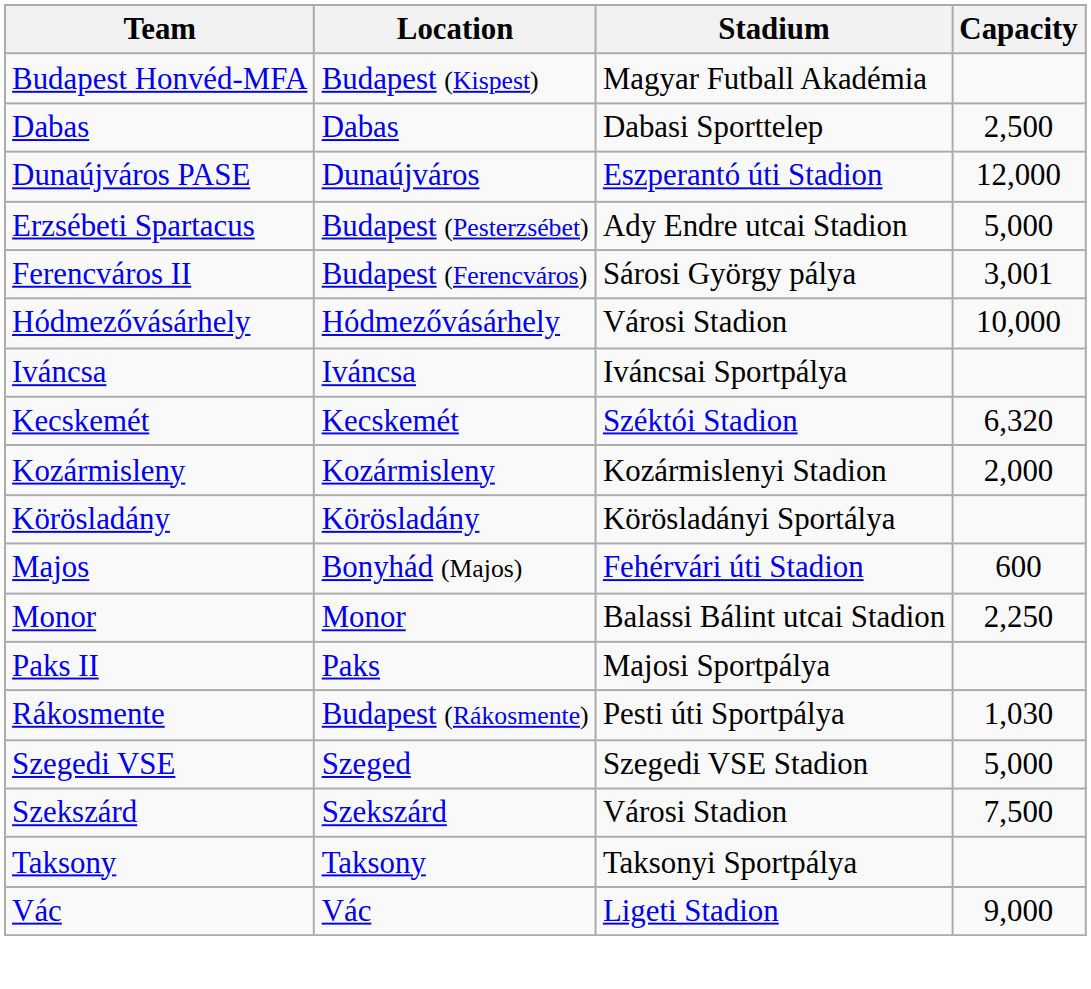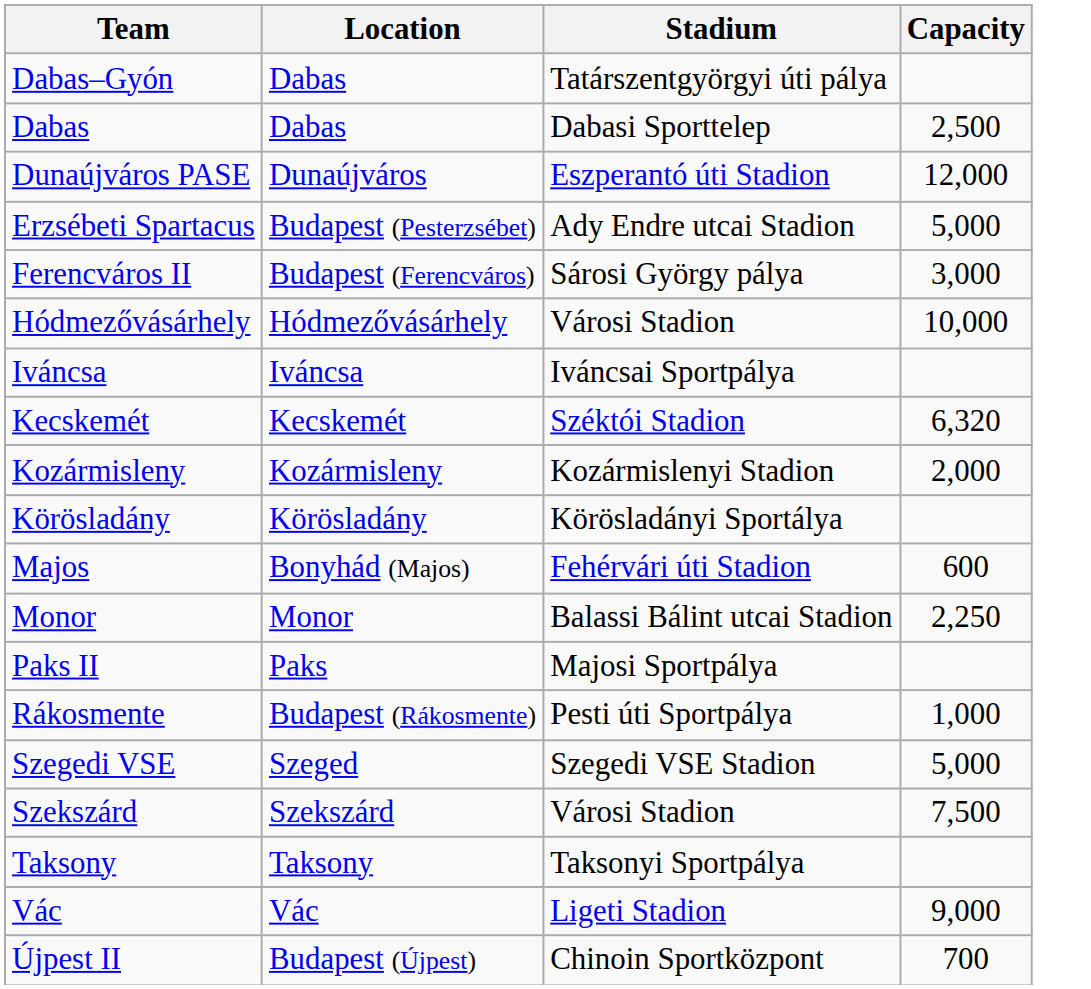- row: (160, 77)
+ row: (93, 77)
(1019, 273) 3,001 -> (966, 273) 3,000
(1019, 714) 1,030 -> (966, 714) 1,000
+ row: (67, 959)
